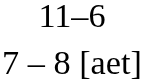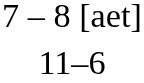rows swapped: (72, 62) <-> (72, 15)
